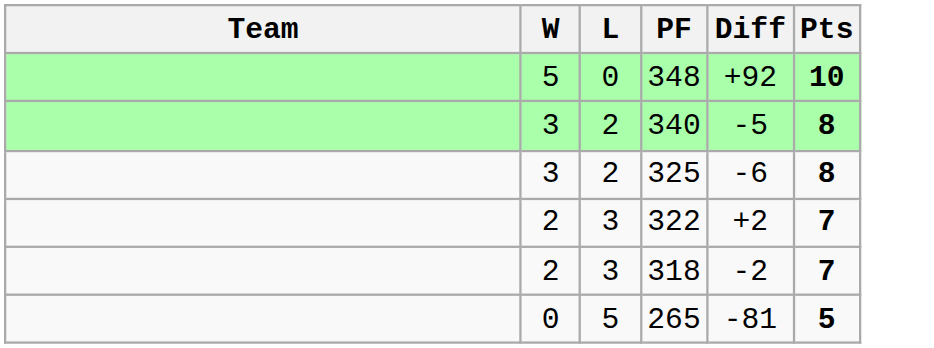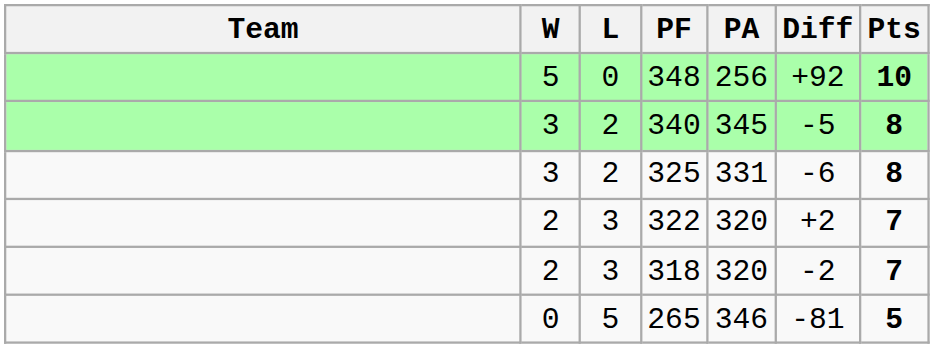+ column: (741, 29)
